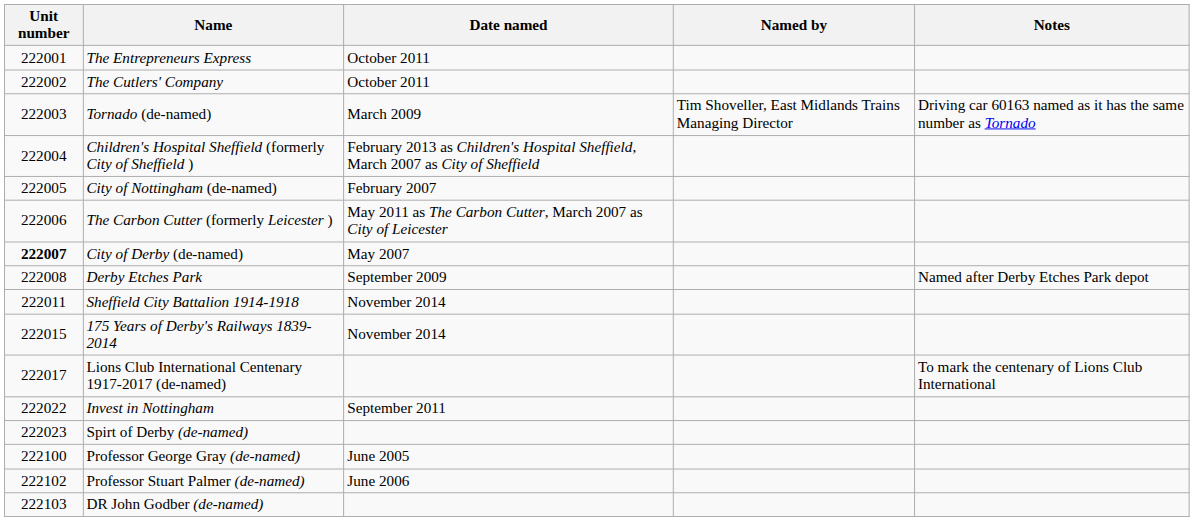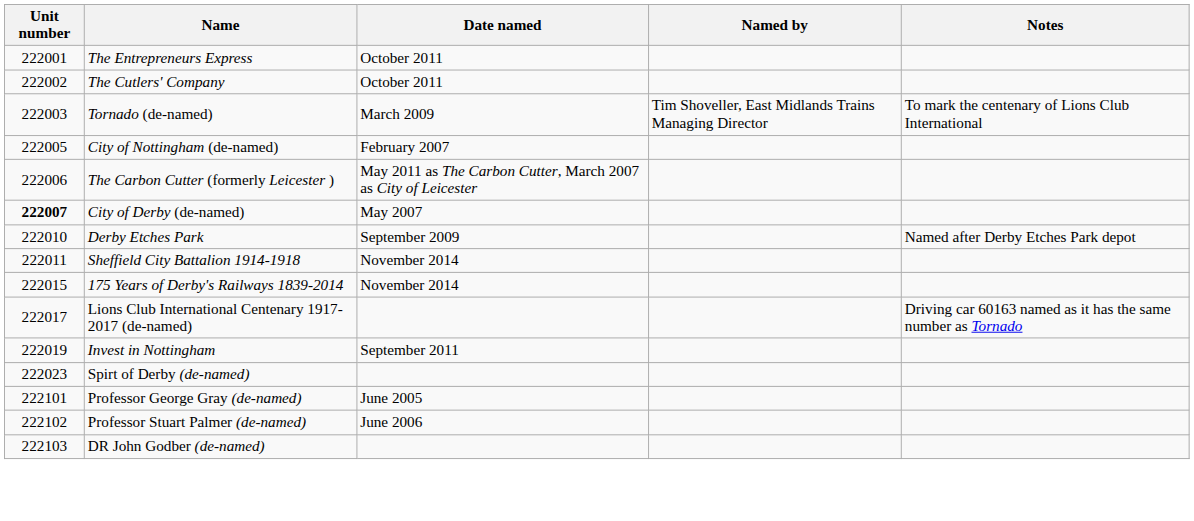(1051, 114) Driving car 60163 named as it has the same number as Tornado -> (1017, 114) To mark the centenary of Lions Club International
- row: (205, 155)
(44, 277) 222008 -> (44, 236) 222010
(1030, 375) To mark the centenary of Lions Club International -> (1038, 317) Driving car 60163 named as it has the same number as Tornado
(44, 408) 222022 -> (44, 350) 222019
(44, 456) 222100 -> (44, 398) 222101
